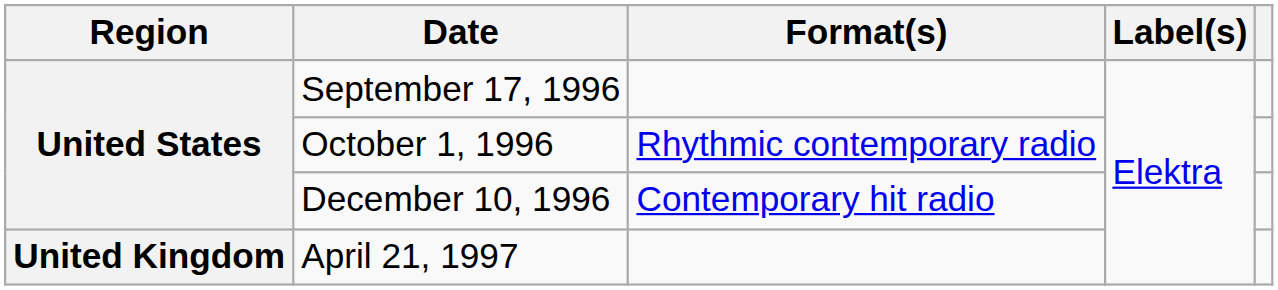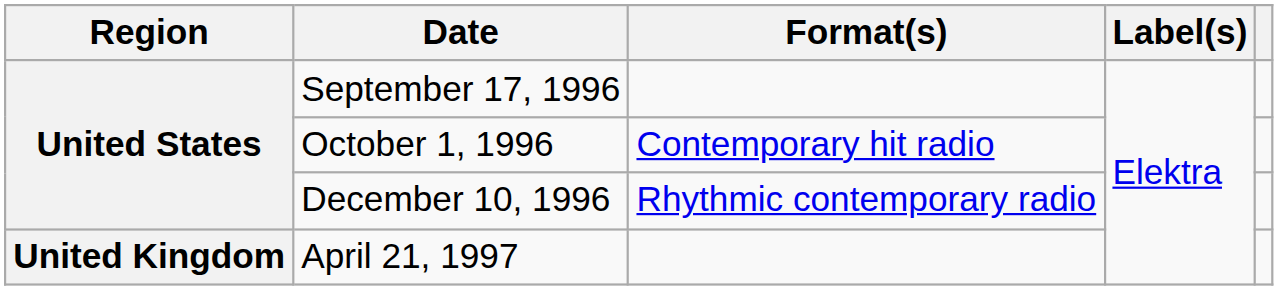(866, 144) Rhythmic contemporary radio -> (815, 144) Contemporary hit radio
(815, 199) Contemporary hit radio -> (866, 199) Rhythmic contemporary radio
